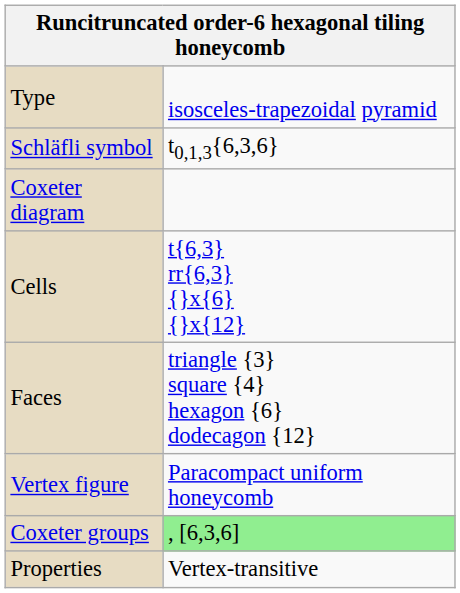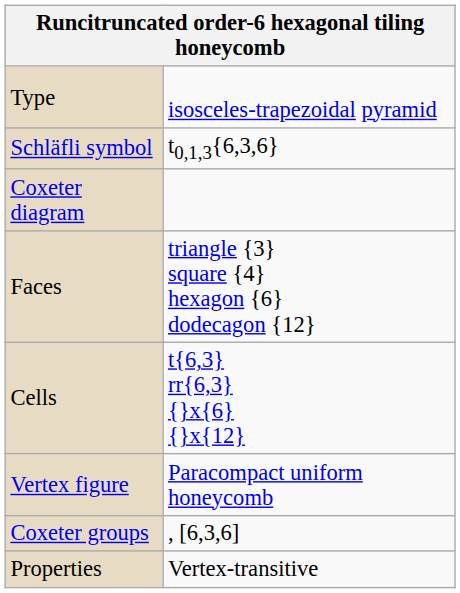rows swapped: (34, 286) <-> (36, 398)
(204, 533) lightgreen background -> (204, 533) no background
